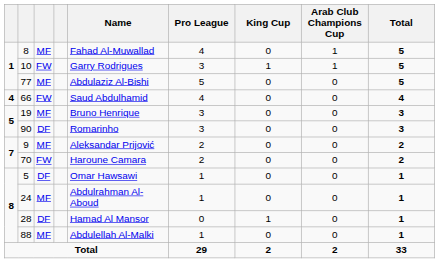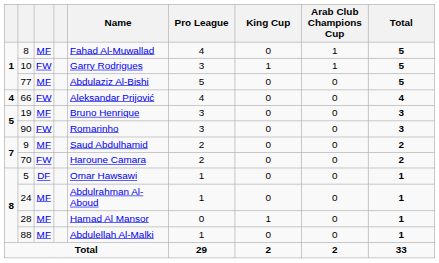(109, 97) Saud Abdulhamid -> (112, 97) Aleksandar Prijović
(44, 129) DF -> (44, 129) FW
(112, 144) Aleksandar Prijović -> (109, 144) Saud Abdulhamid
(44, 218) DF -> (44, 218) MF
